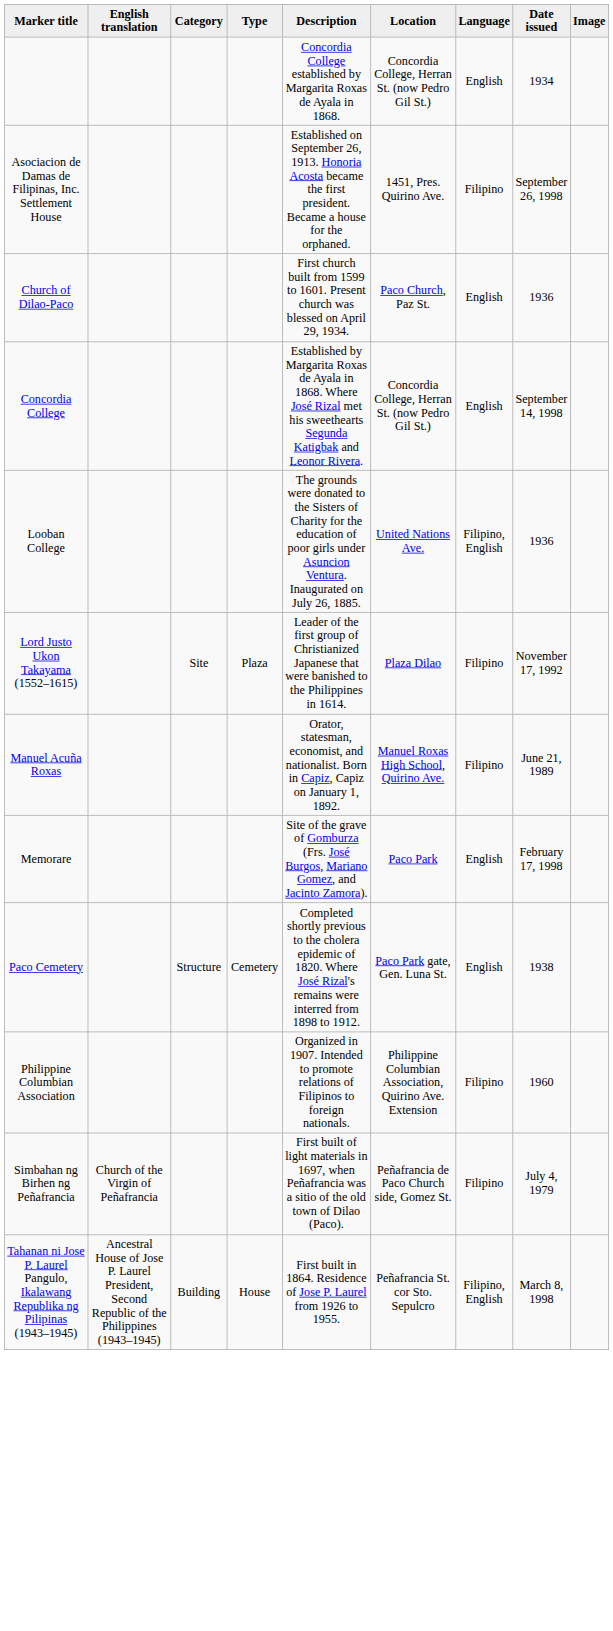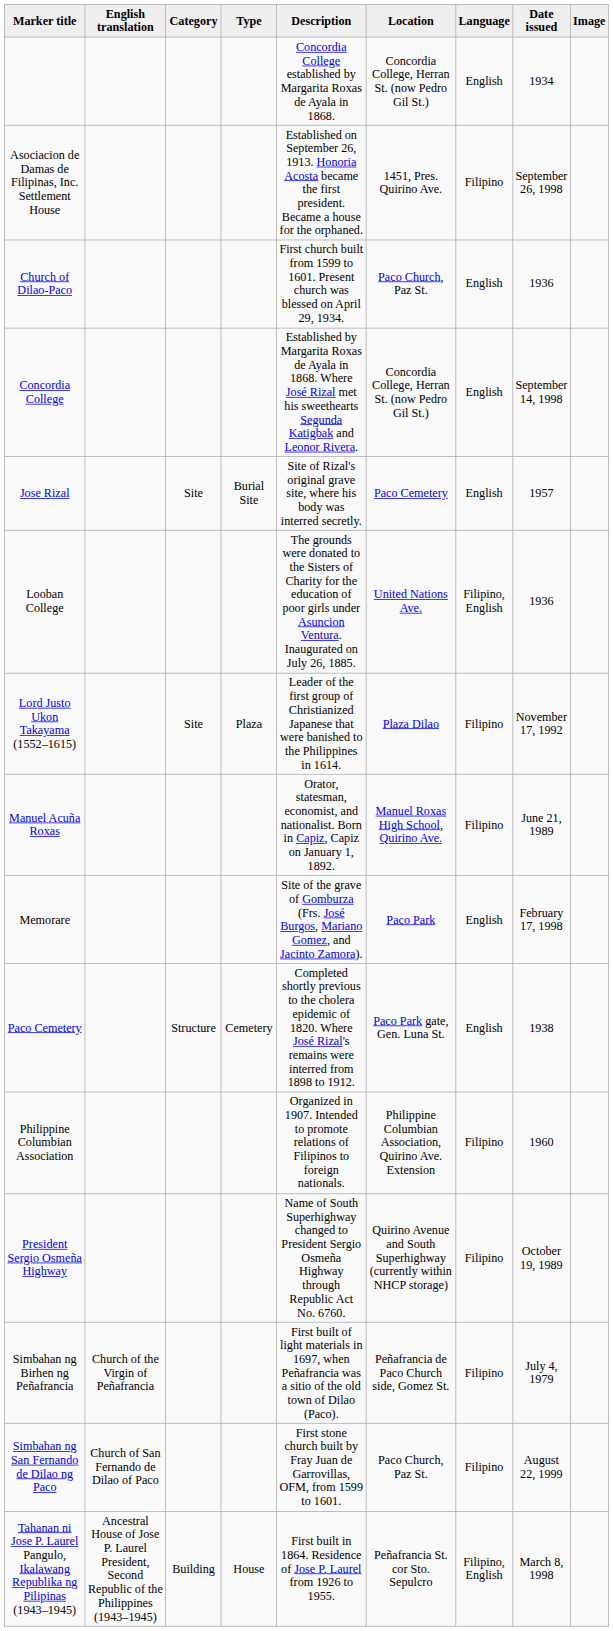+ row: (45, 493)
+ row: (45, 1257)
+ row: (45, 1467)
